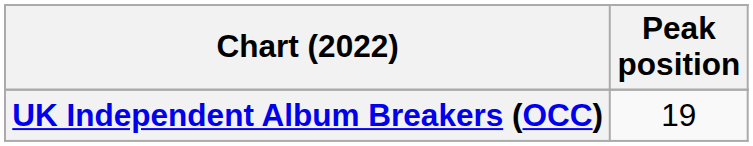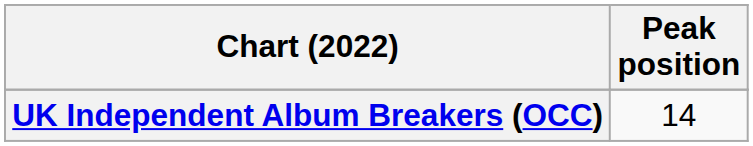(679, 114) 19 -> (679, 114) 14
